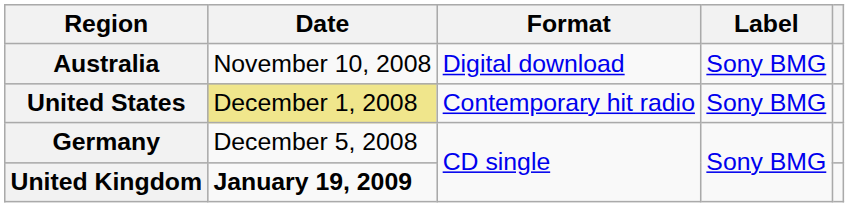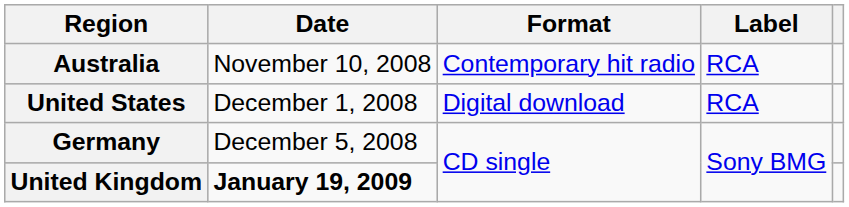(534, 63) Digital download -> (569, 63) Contemporary hit radio
(766, 63) Sony BMG -> (733, 63) RCA
(315, 102) khaki background -> (315, 102) no background
(569, 102) Contemporary hit radio -> (534, 102) Digital download
(766, 102) Sony BMG -> (733, 102) RCA
